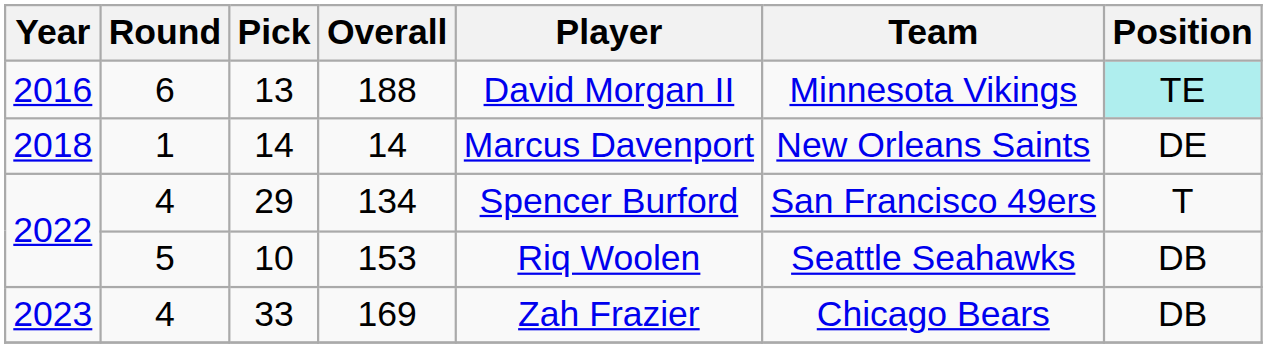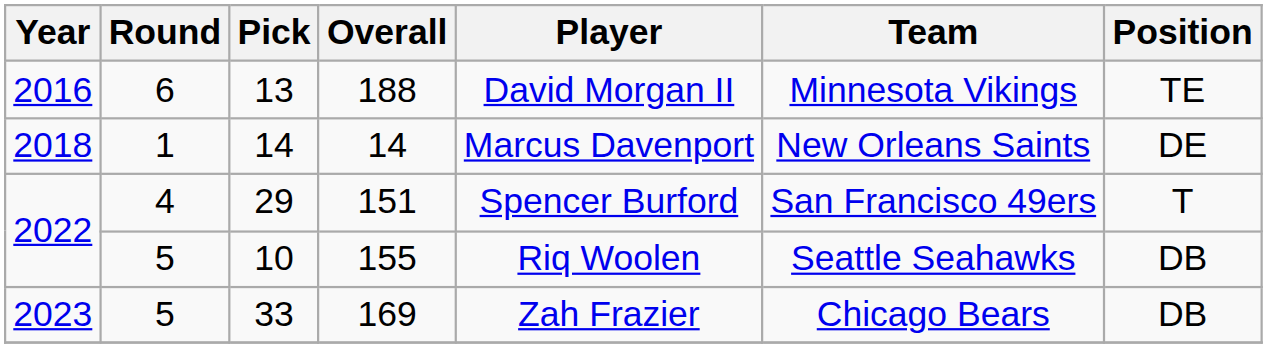(1183, 88) paleturquoise background -> (1183, 88) no background
(387, 201) 134 -> (387, 201) 151
(387, 257) 153 -> (387, 257) 155
(165, 314) 4 -> (165, 314) 5
